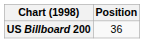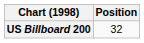(116, 29) 36 -> (116, 29) 32
